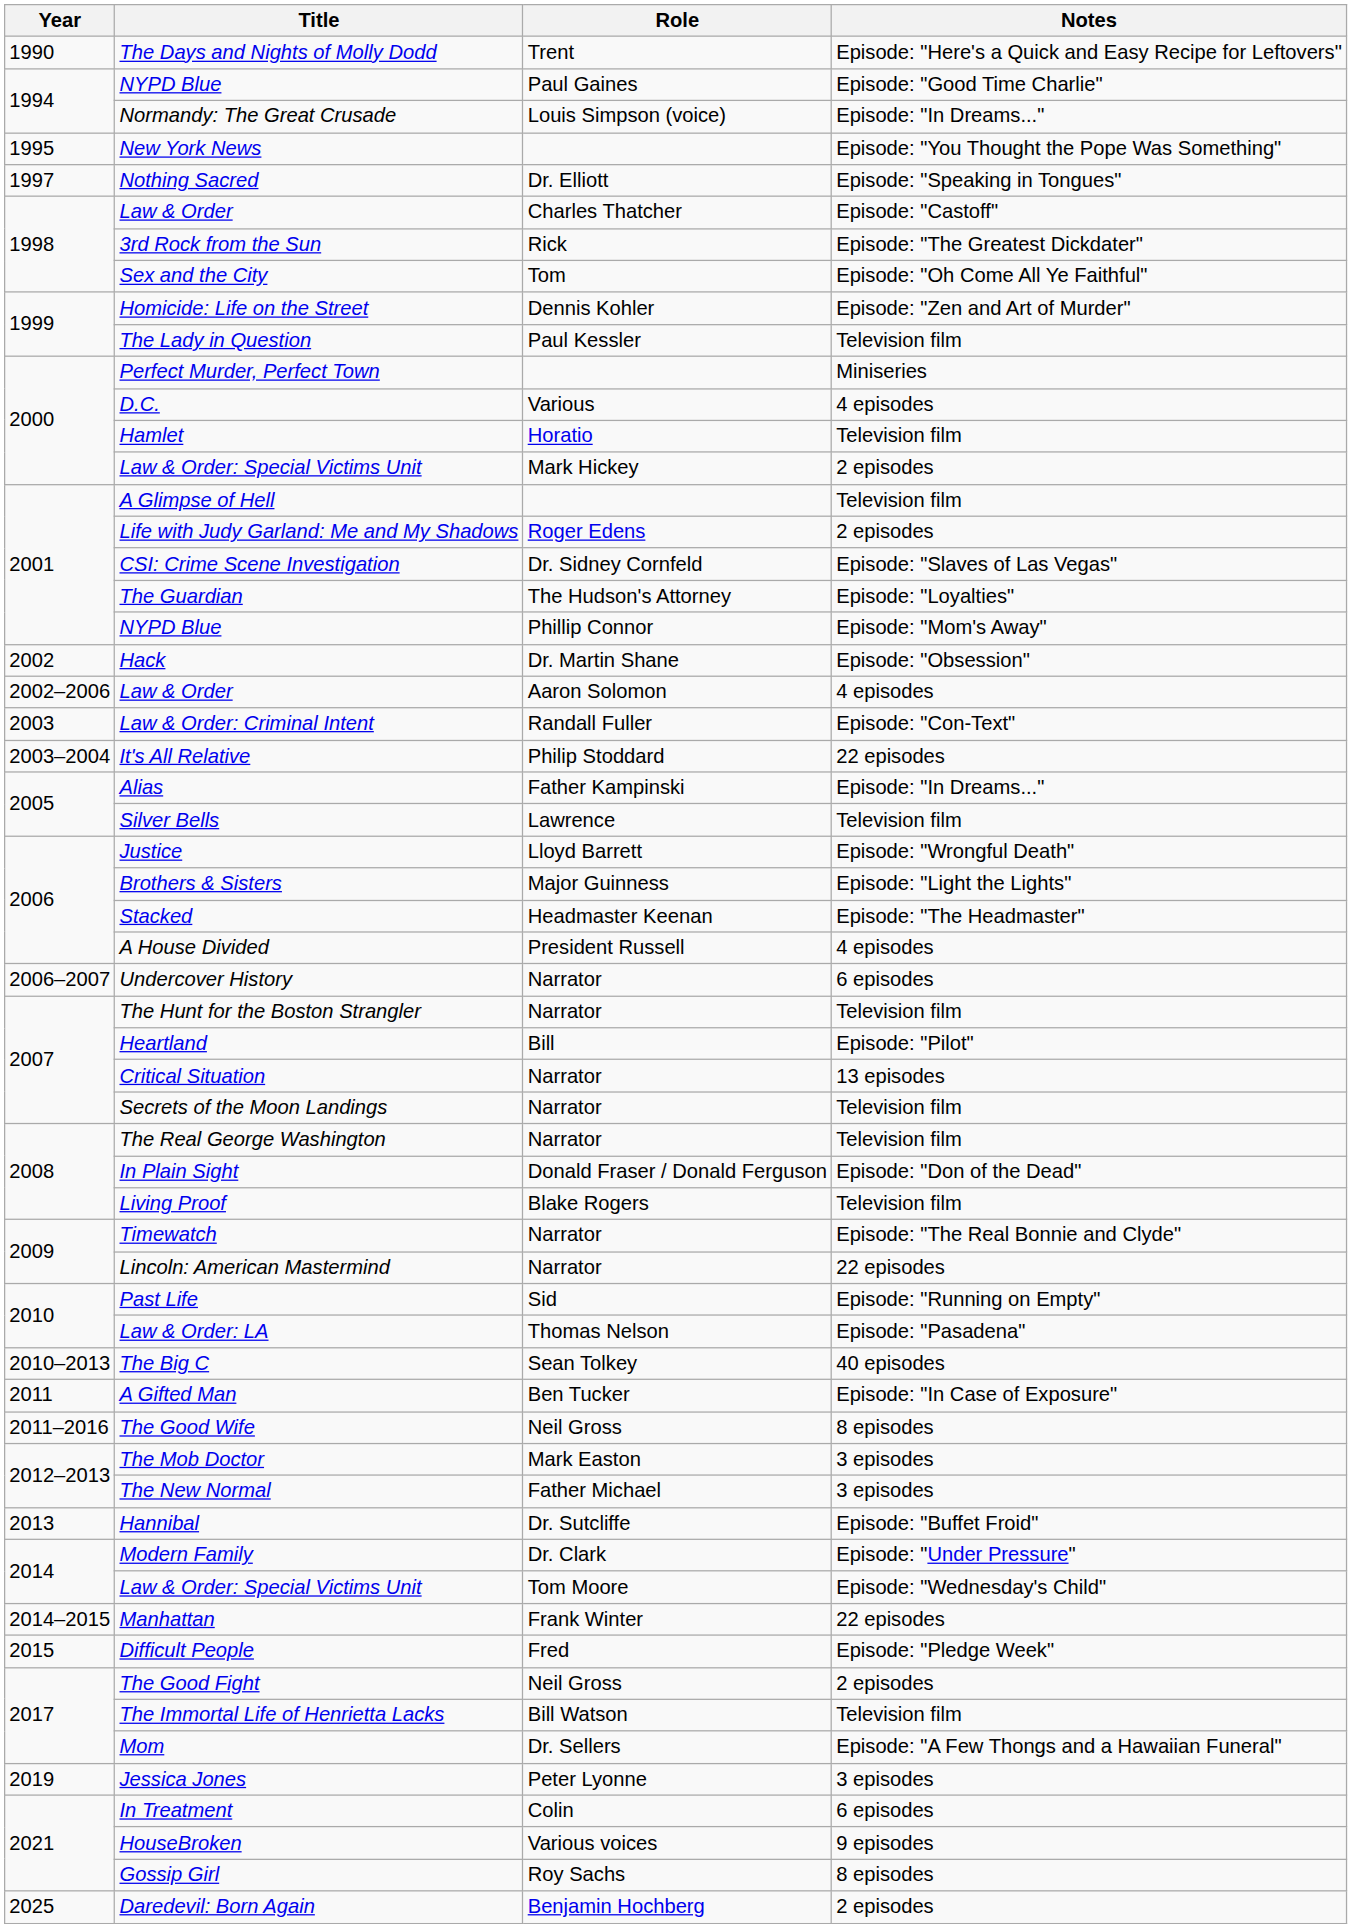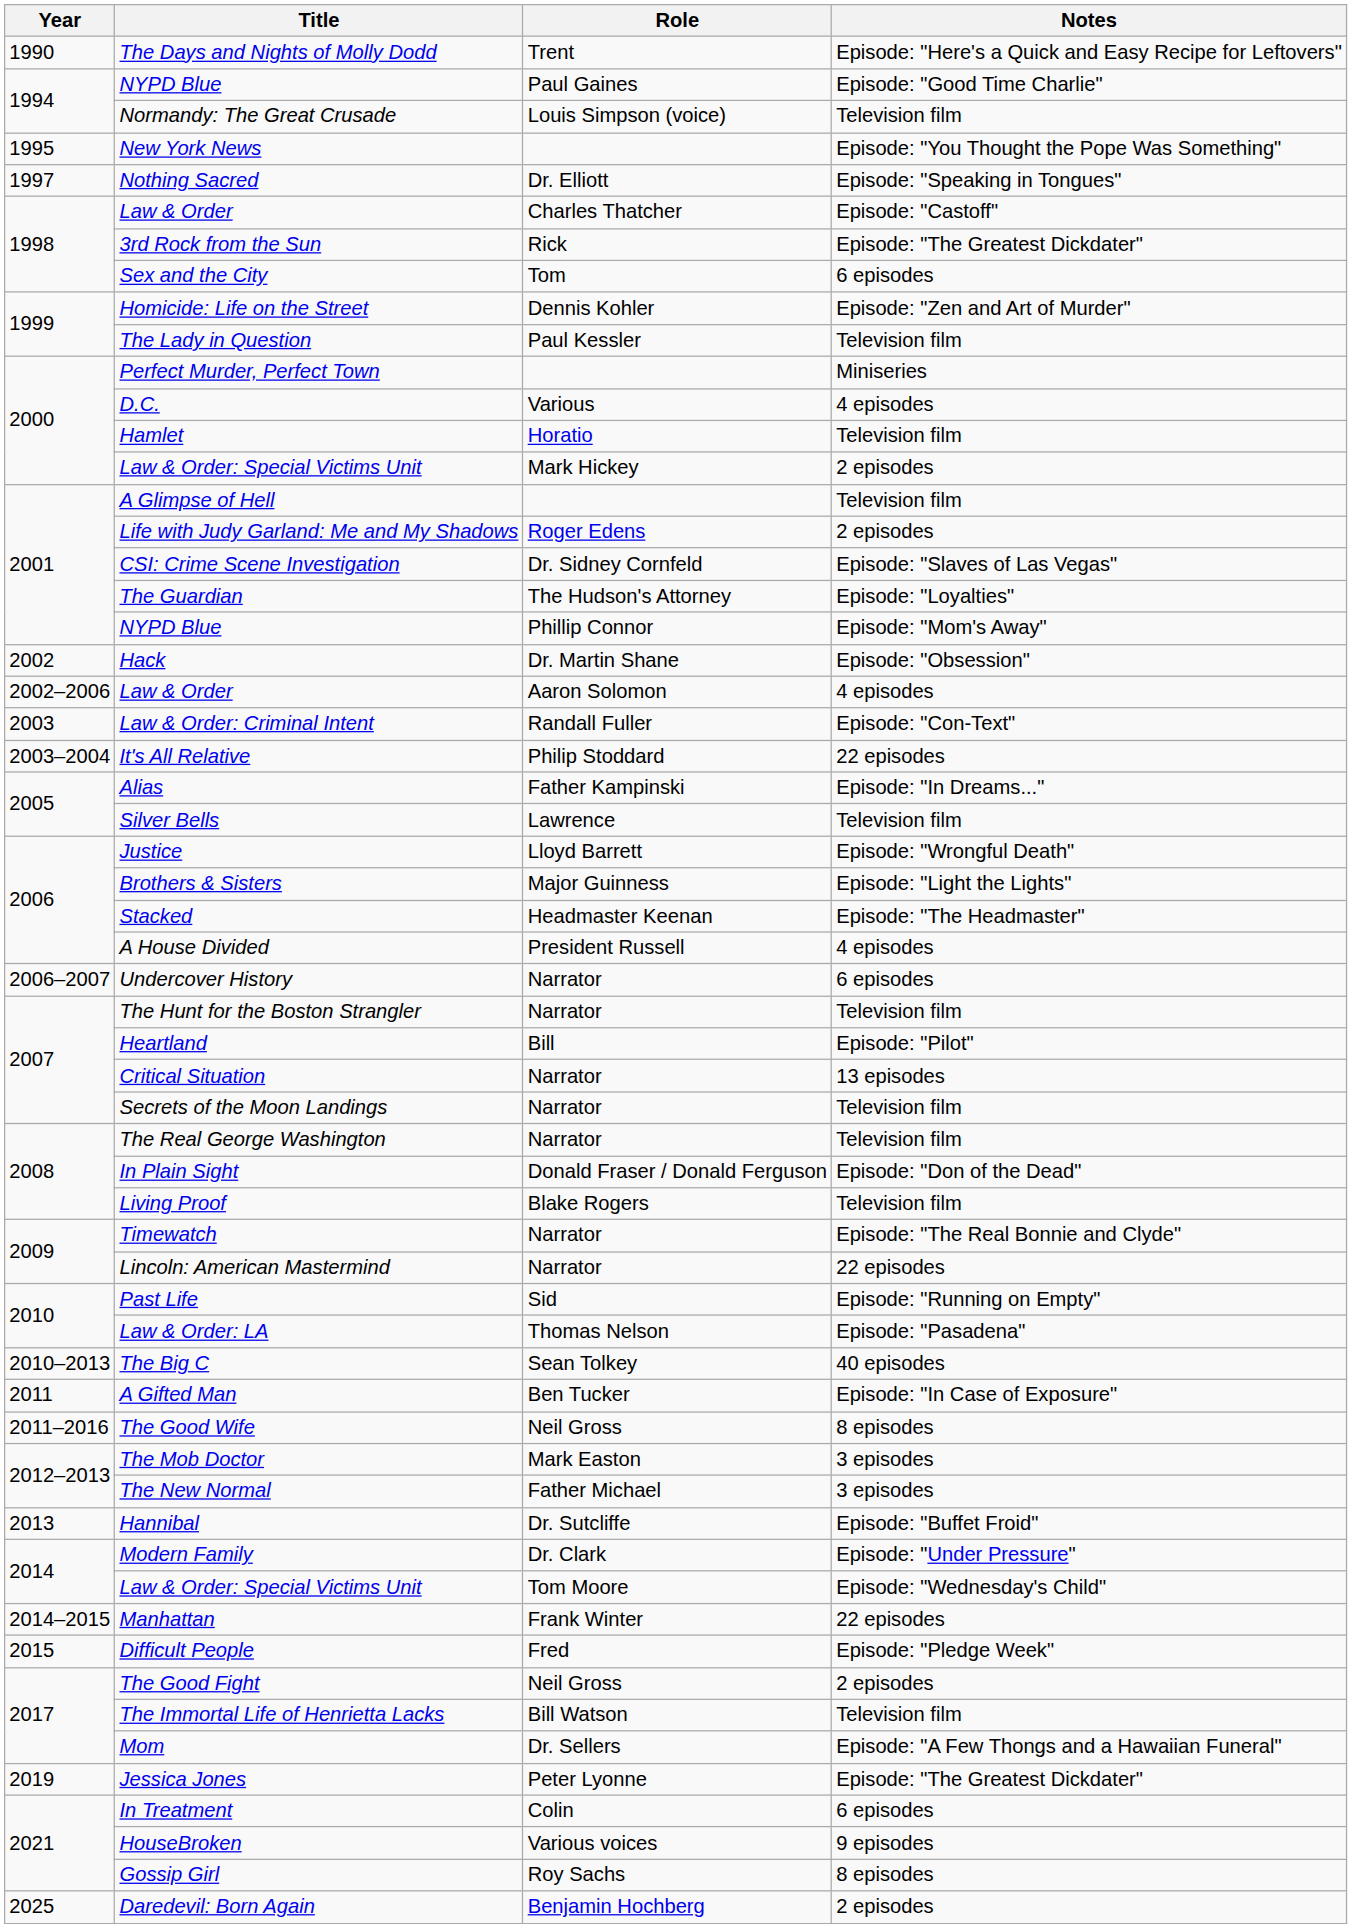(940, 116) Episode: "In Dreams..." -> (899, 116) Television film
(992, 276) Episode: "Oh Come All Ye Faithful" -> (885, 276) 6 episodes
(885, 1778) 3 episodes -> (990, 1778) Episode: "The Greatest Dickdater"
